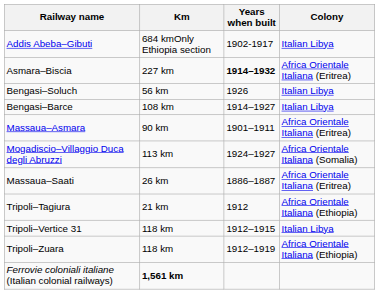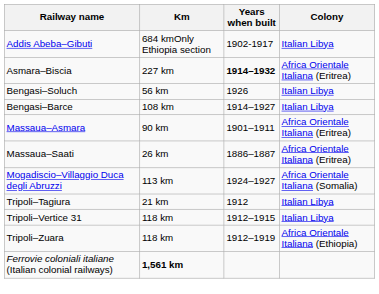rows swapped: (40, 180) <-> (65, 154)
(320, 207) Africa Orientale Italiana (Ethiopia) -> (308, 201) Italian Libya
